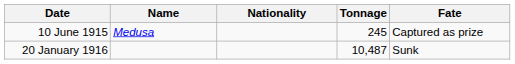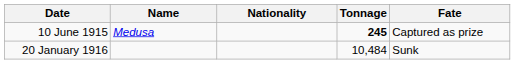(377, 31) normal -> (377, 31) bold
(369, 50) 10,487 -> (369, 50) 10,484
